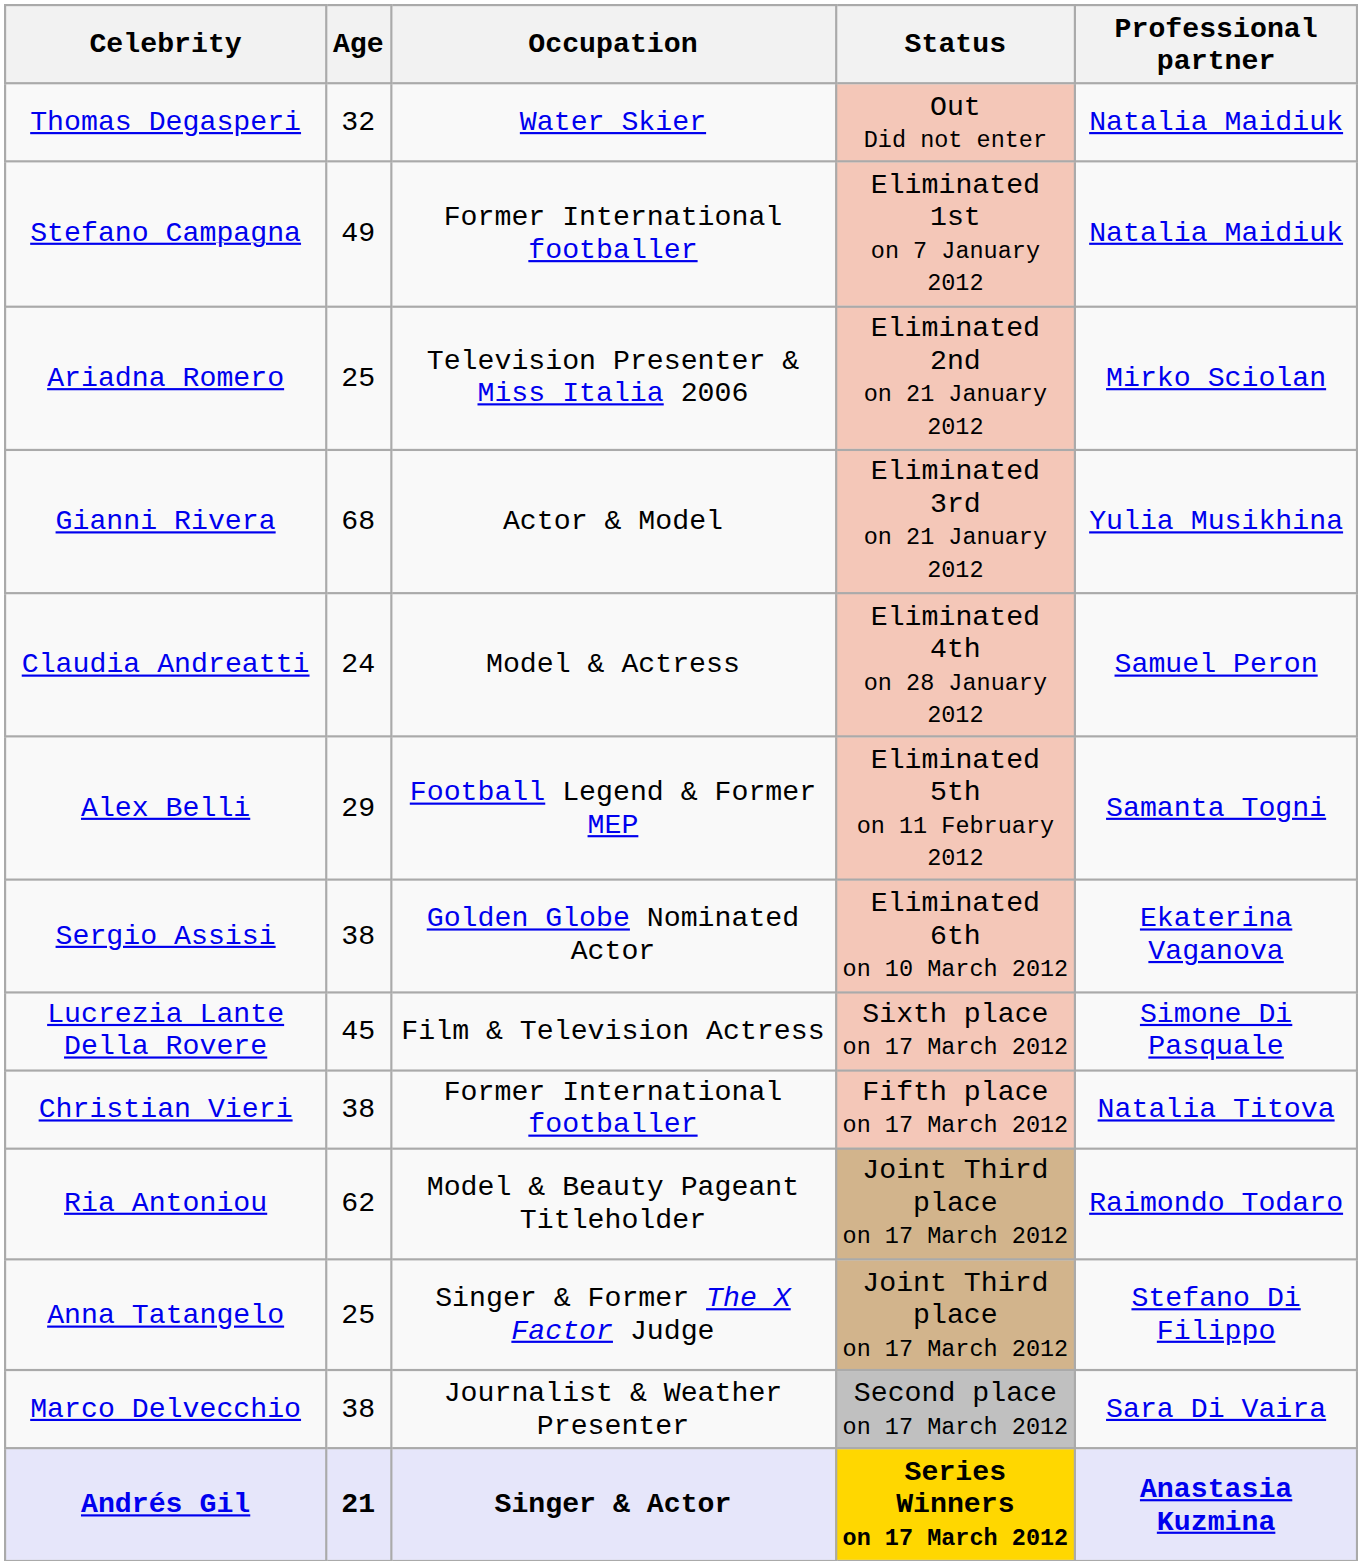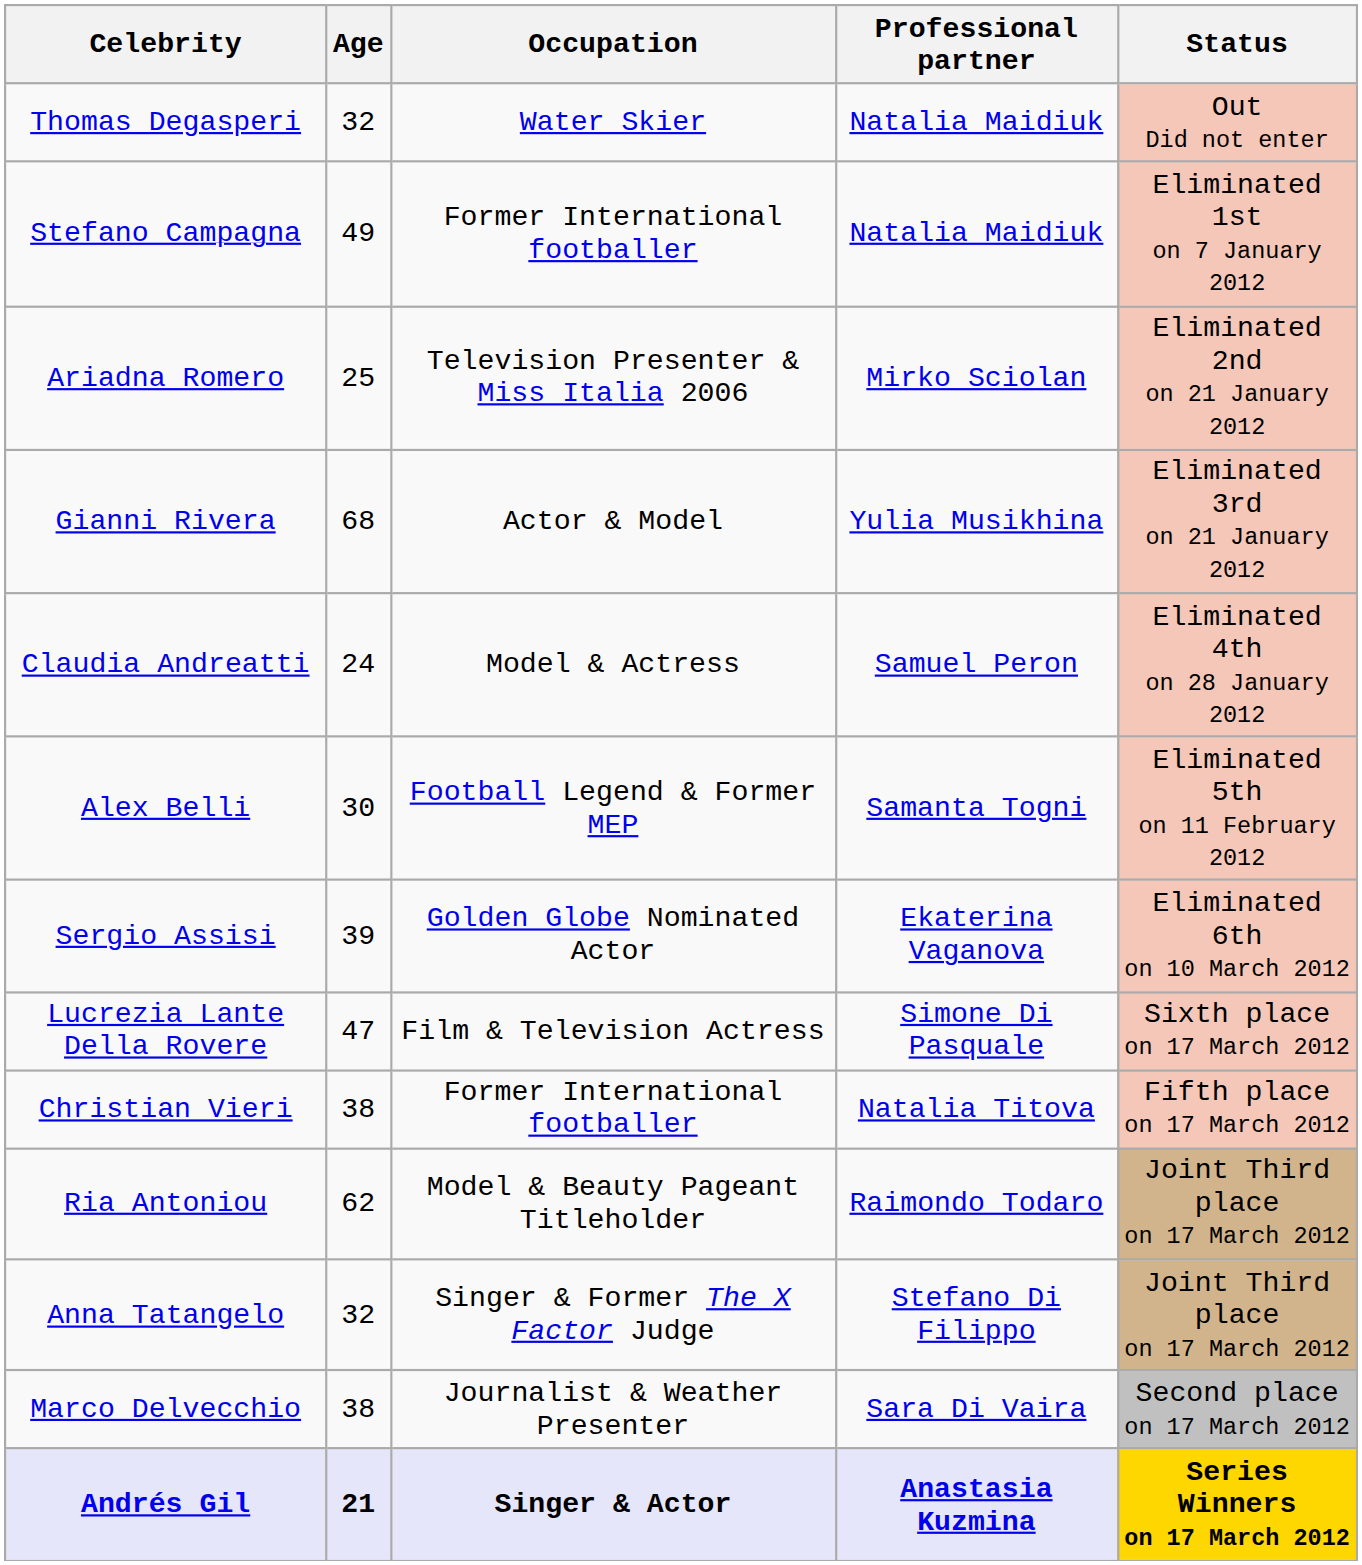columns swapped: (1216, 44) <-> (955, 44)
(358, 808) 29 -> (358, 808) 30
(358, 936) 38 -> (358, 936) 39
(358, 1031) 45 -> (358, 1031) 47
(358, 1315) 25 -> (358, 1315) 32
